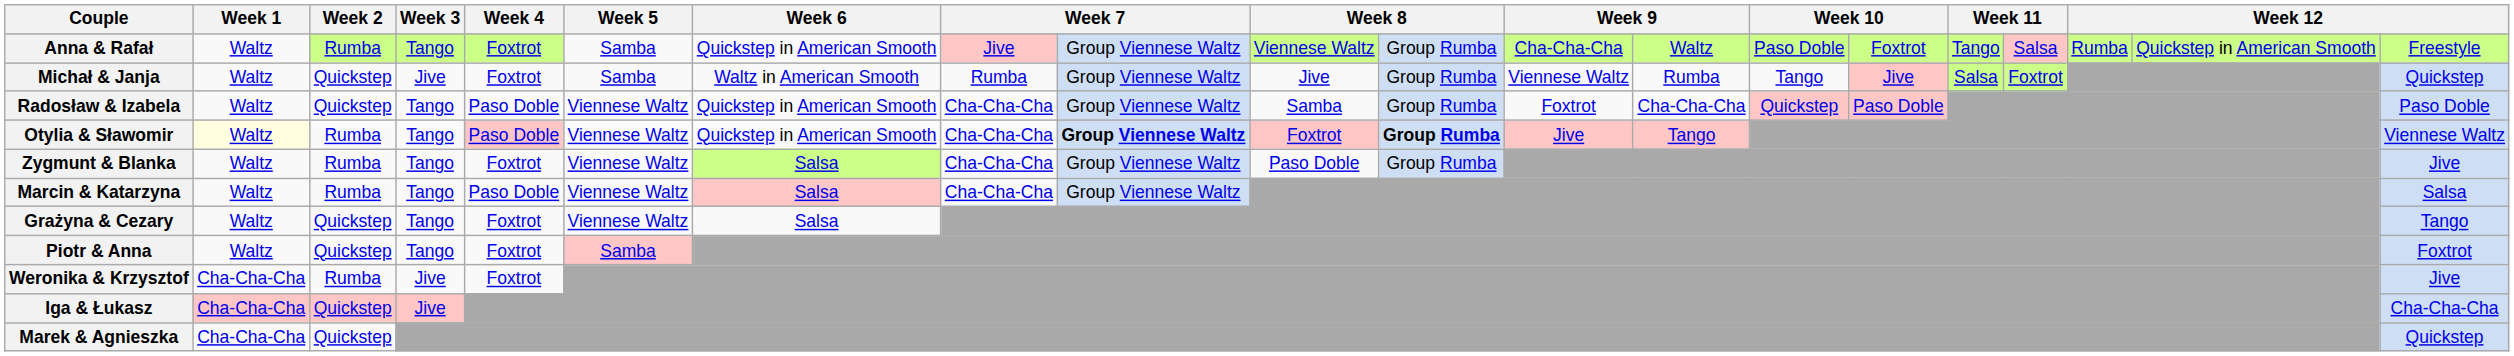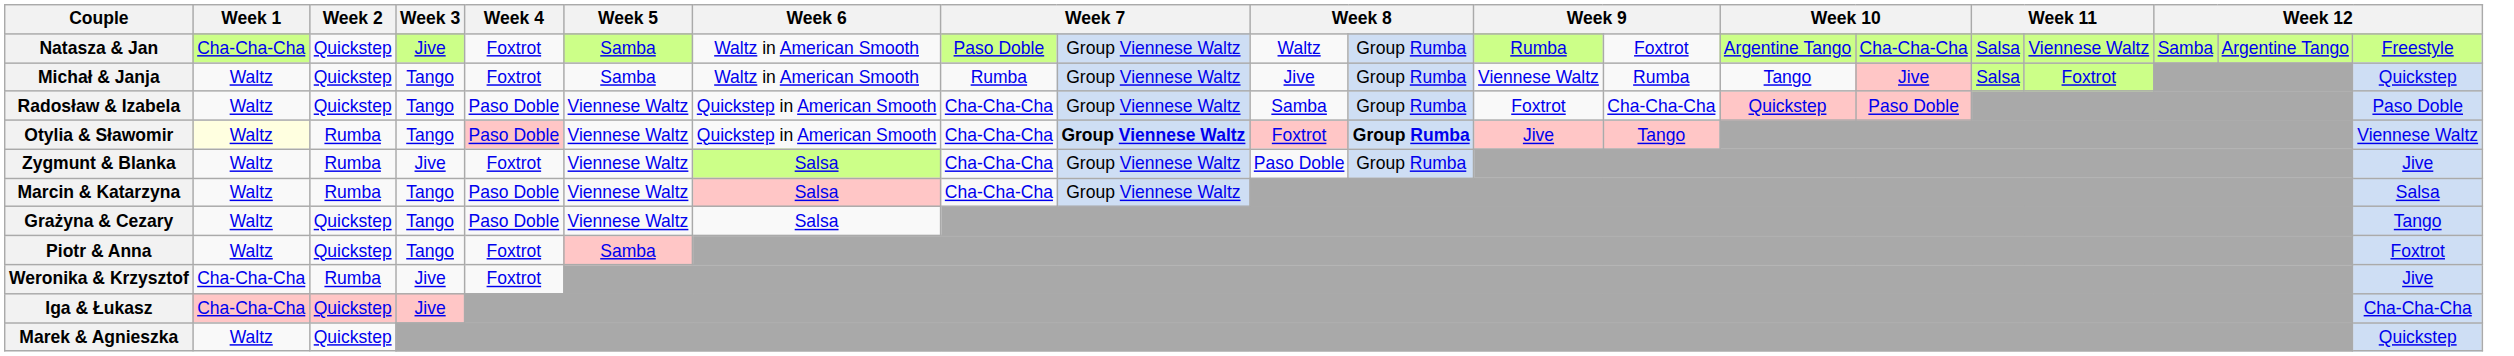- row: (99, 48)
+ row: (99, 48)
(430, 77) Jive -> (430, 77) Tango
(430, 164) Tango -> (430, 164) Jive
(514, 221) Foxtrot -> (514, 221) Paso Doble
(251, 337) Cha-Cha-Cha -> (251, 337) Waltz
